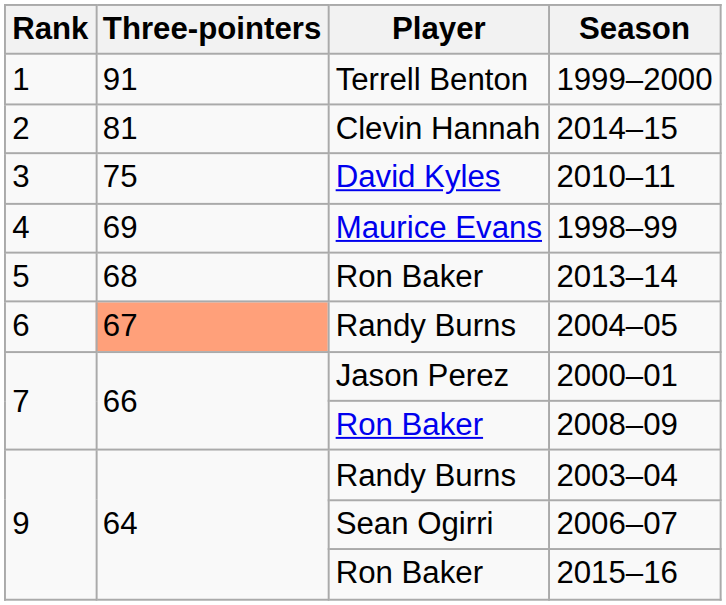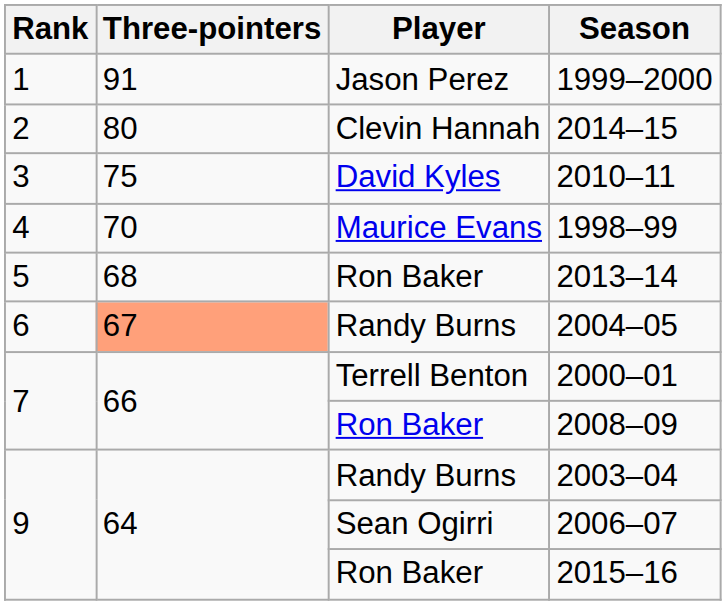(432, 78) Terrell Benton -> (422, 78) Jason Perez
(120, 128) 81 -> (120, 128) 80
(120, 227) 69 -> (120, 227) 70
(422, 375) Jason Perez -> (432, 375) Terrell Benton
